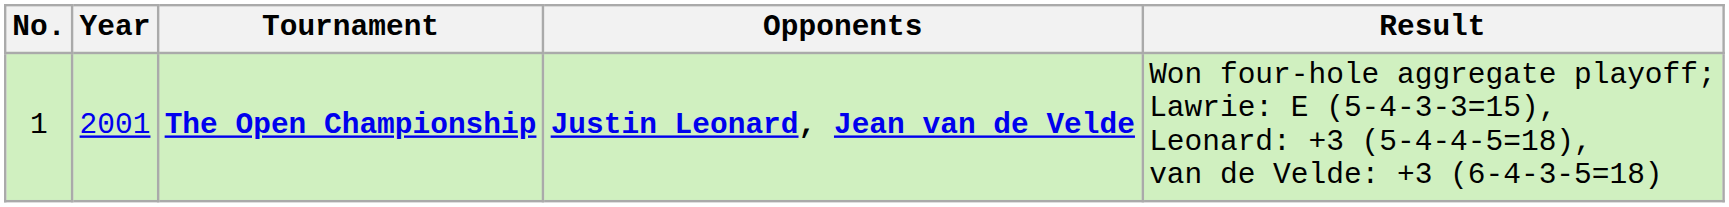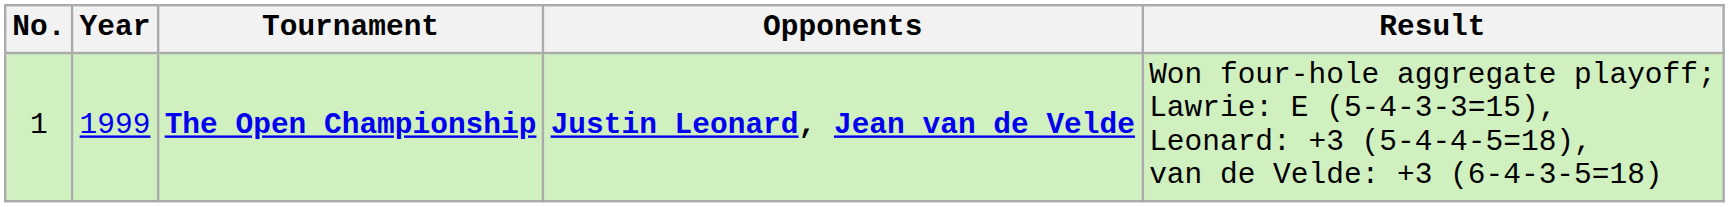(115, 127) 2001 -> (115, 127) 1999
